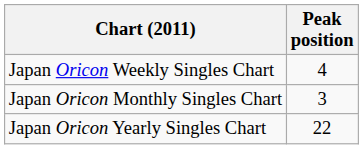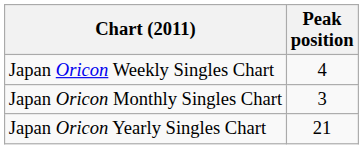(322, 128) 22 -> (322, 128) 21
